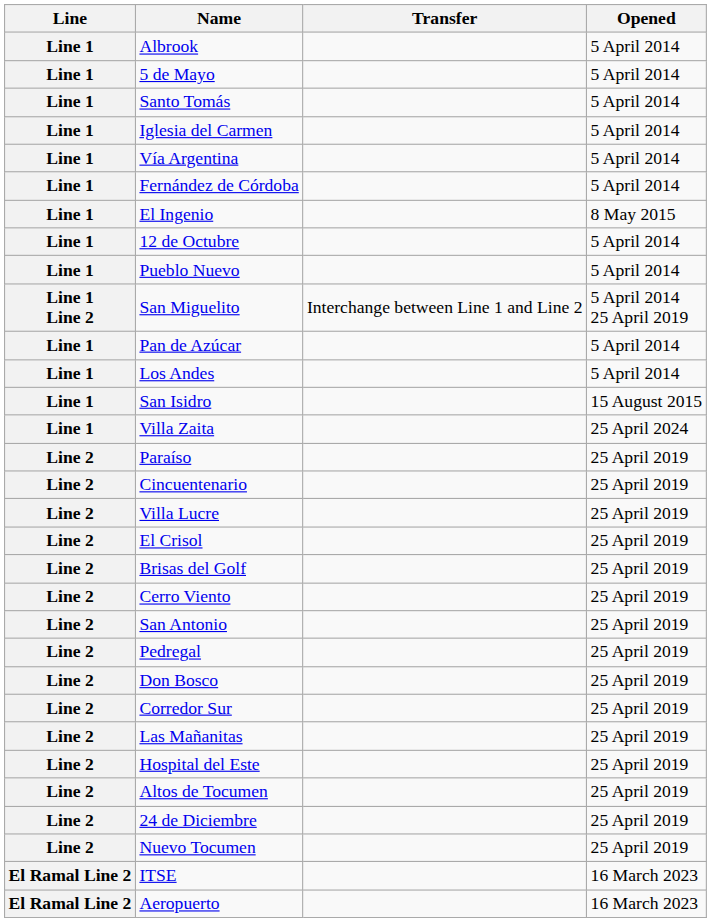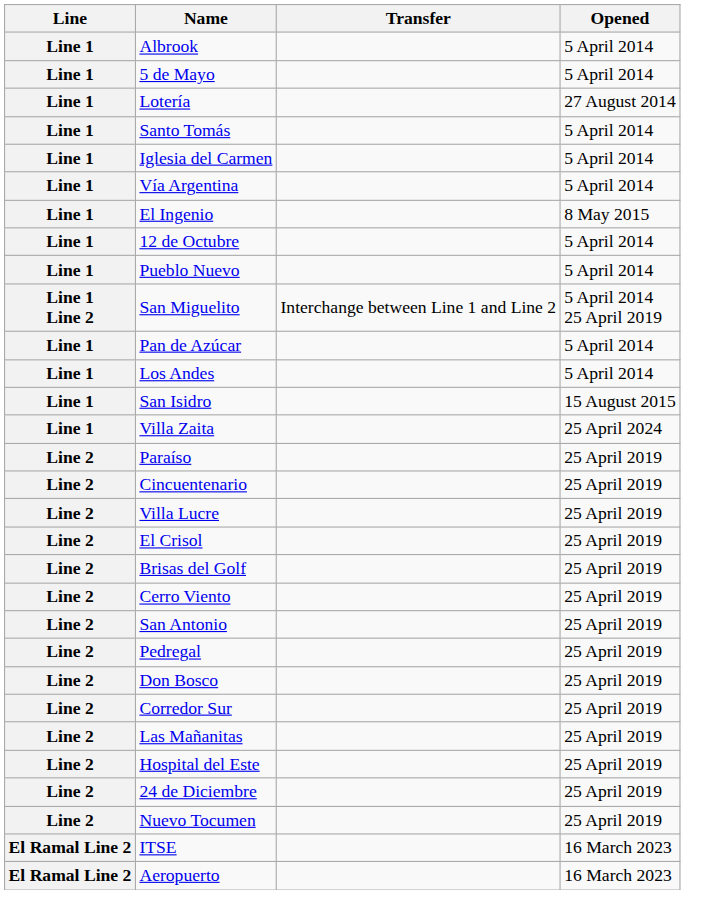+ row: (165, 102)
- row: (219, 185)
- row: (204, 791)
